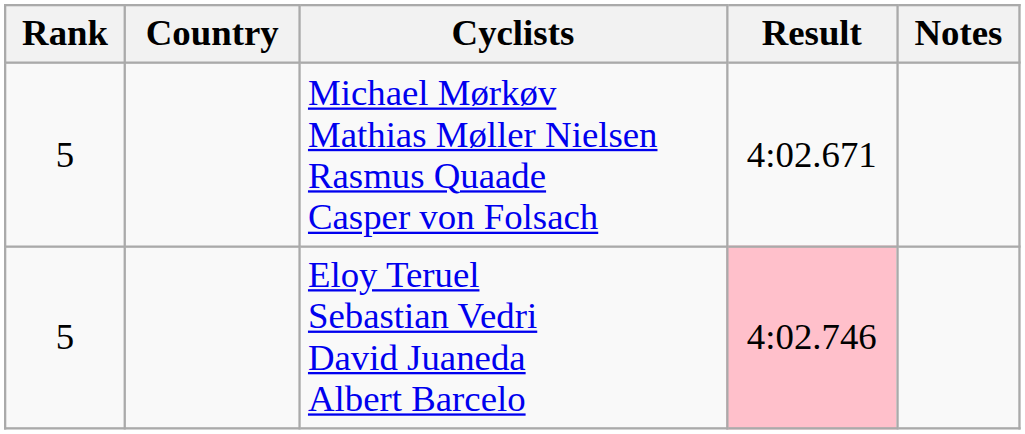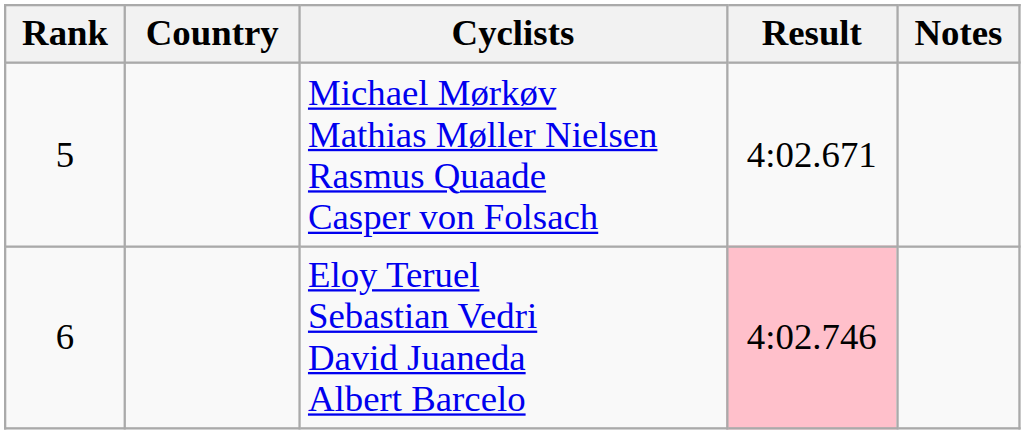(65, 336) 5 -> (65, 336) 6
